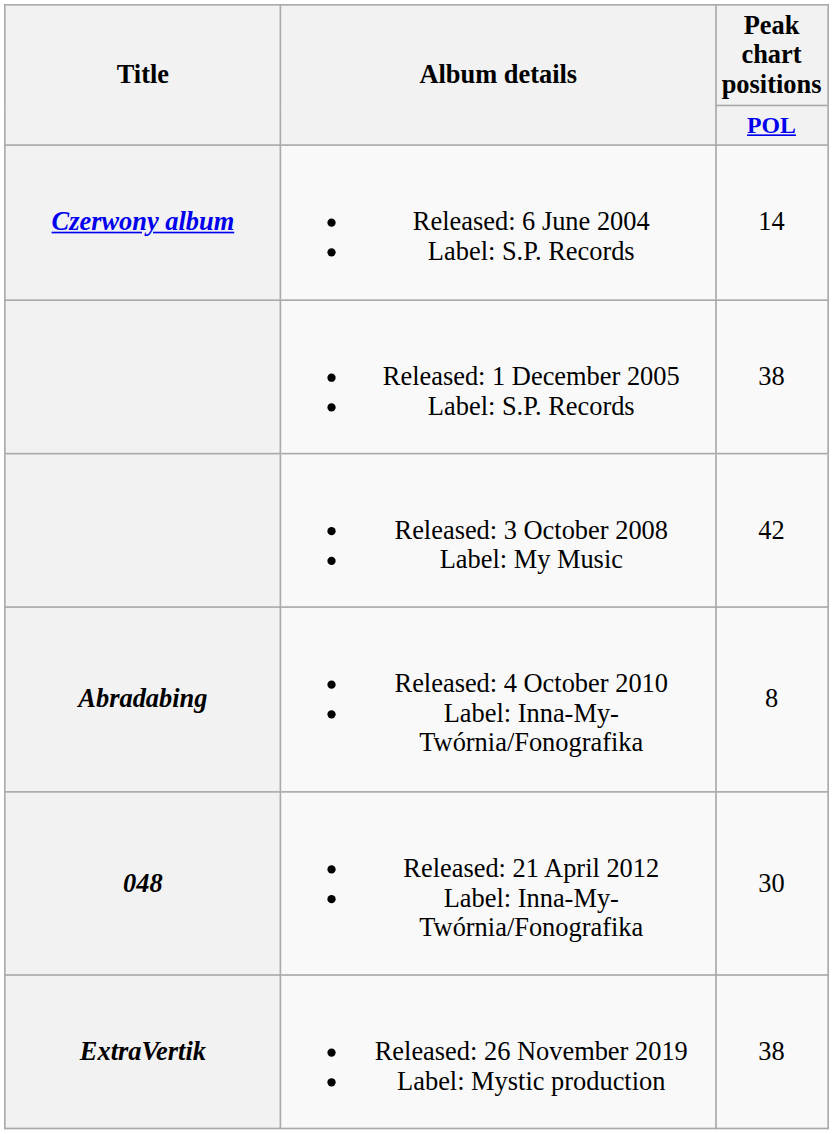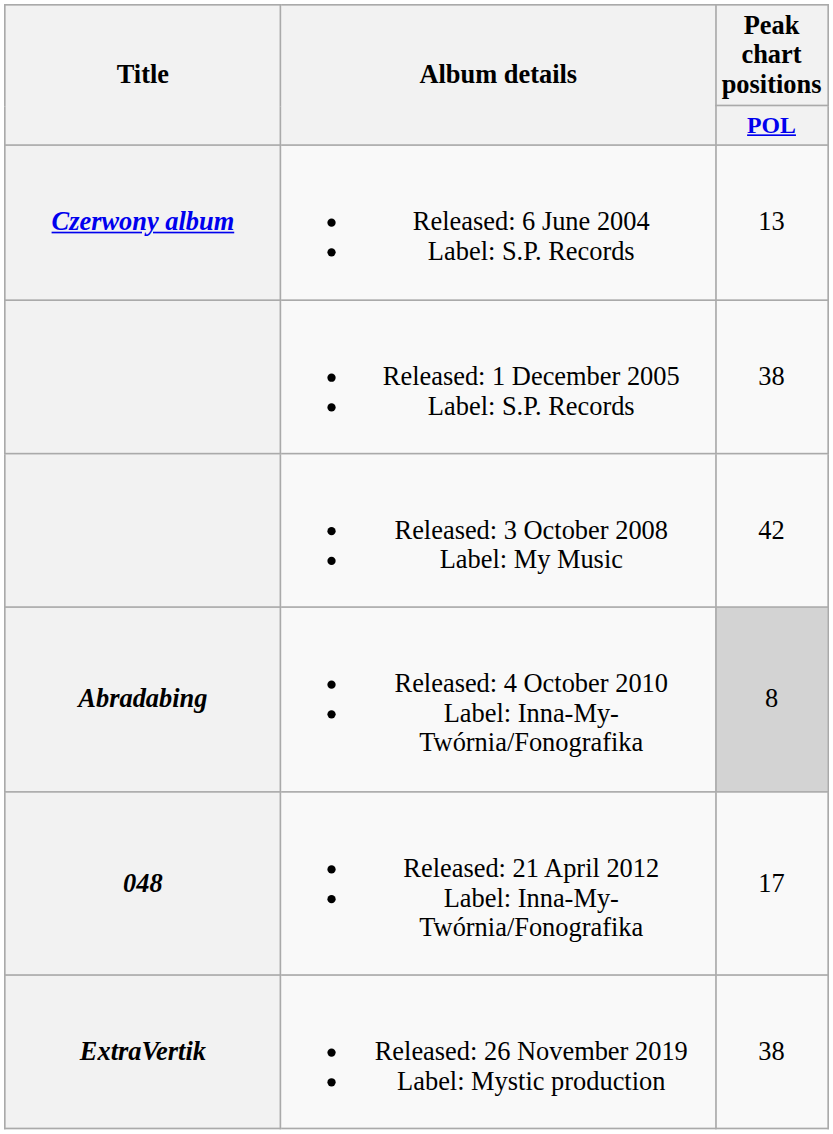(772, 221) 14 -> (772, 221) 13
(772, 699) no background -> (772, 699) lightgrey background
(772, 882) 30 -> (772, 882) 17
